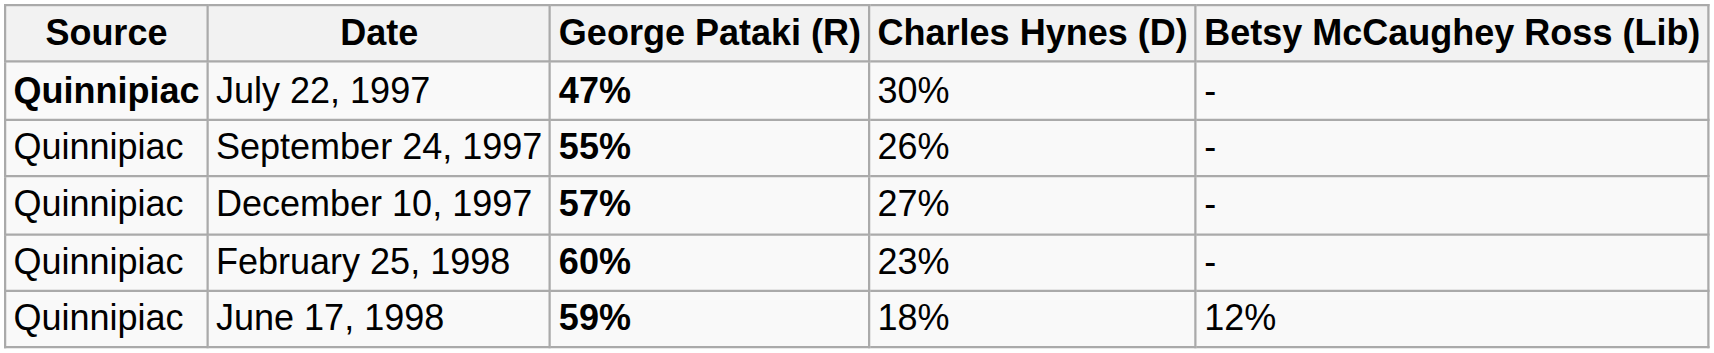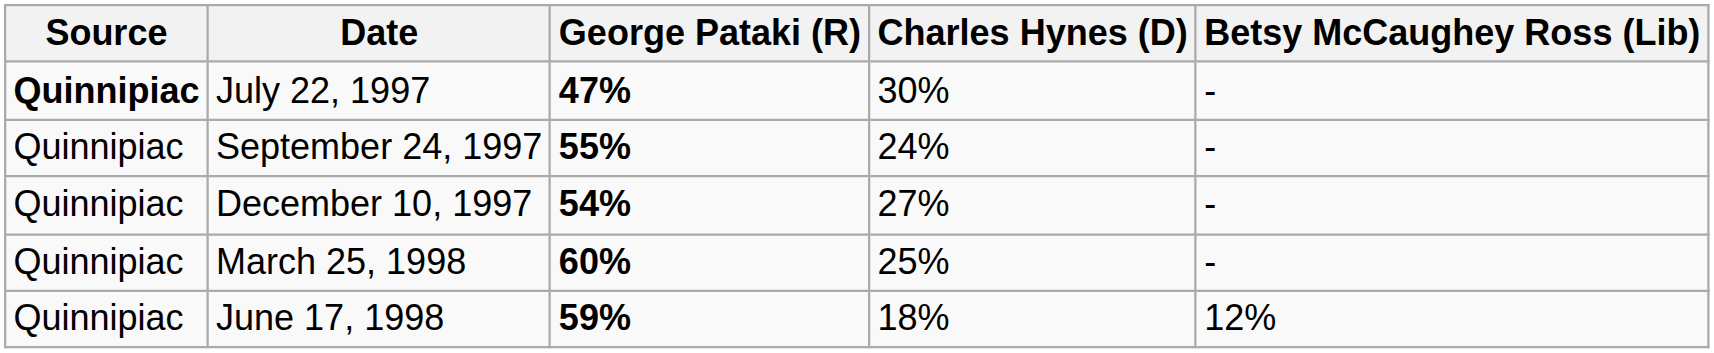(914, 147) 26% -> (914, 147) 24%
(595, 204) 57% -> (595, 204) 54%
- row: (363, 261)
+ row: (341, 261)
